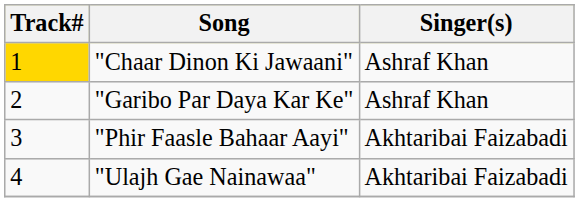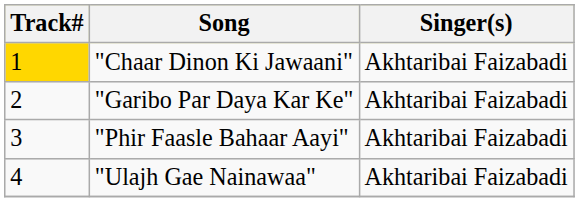(427, 61) Ashraf Khan -> (466, 61) Akhtaribai Faizabadi
(427, 100) Ashraf Khan -> (466, 100) Akhtaribai Faizabadi
